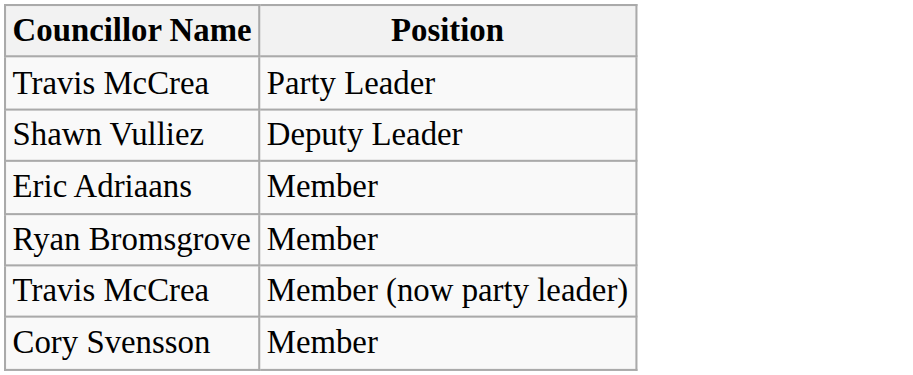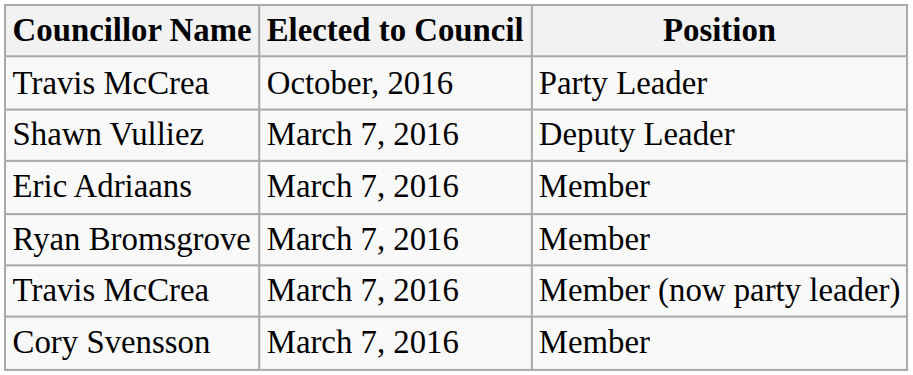+ column: (395, 30)
